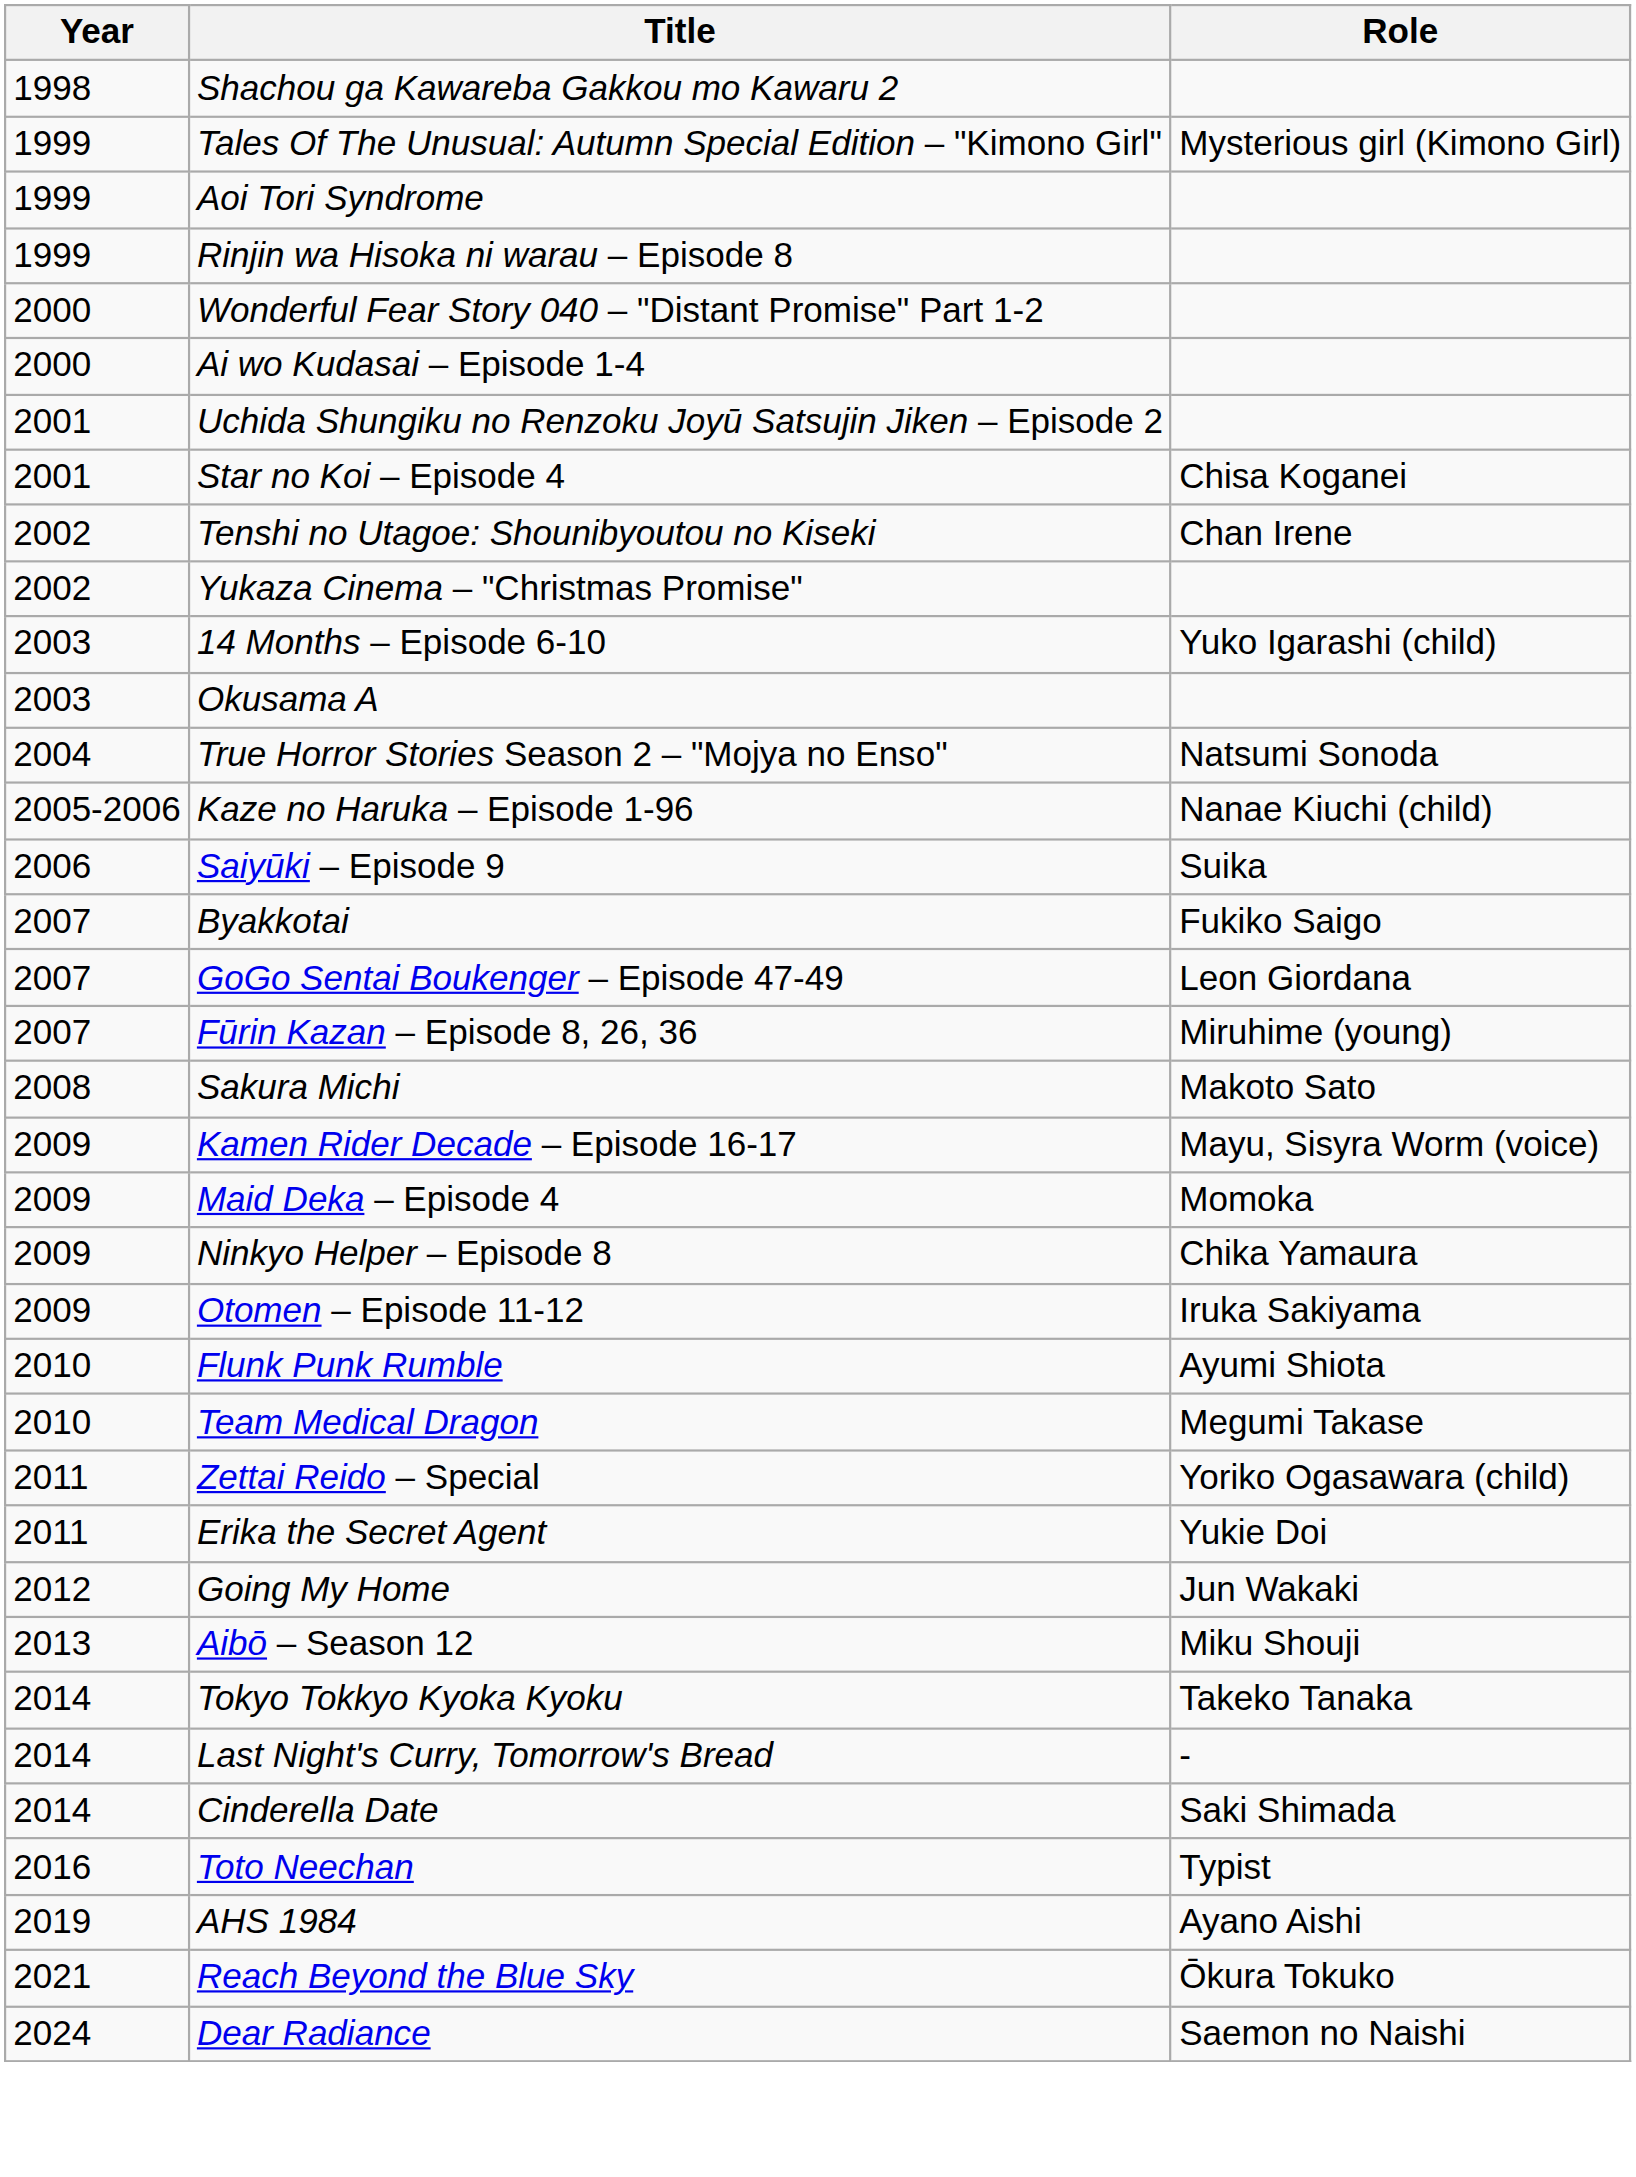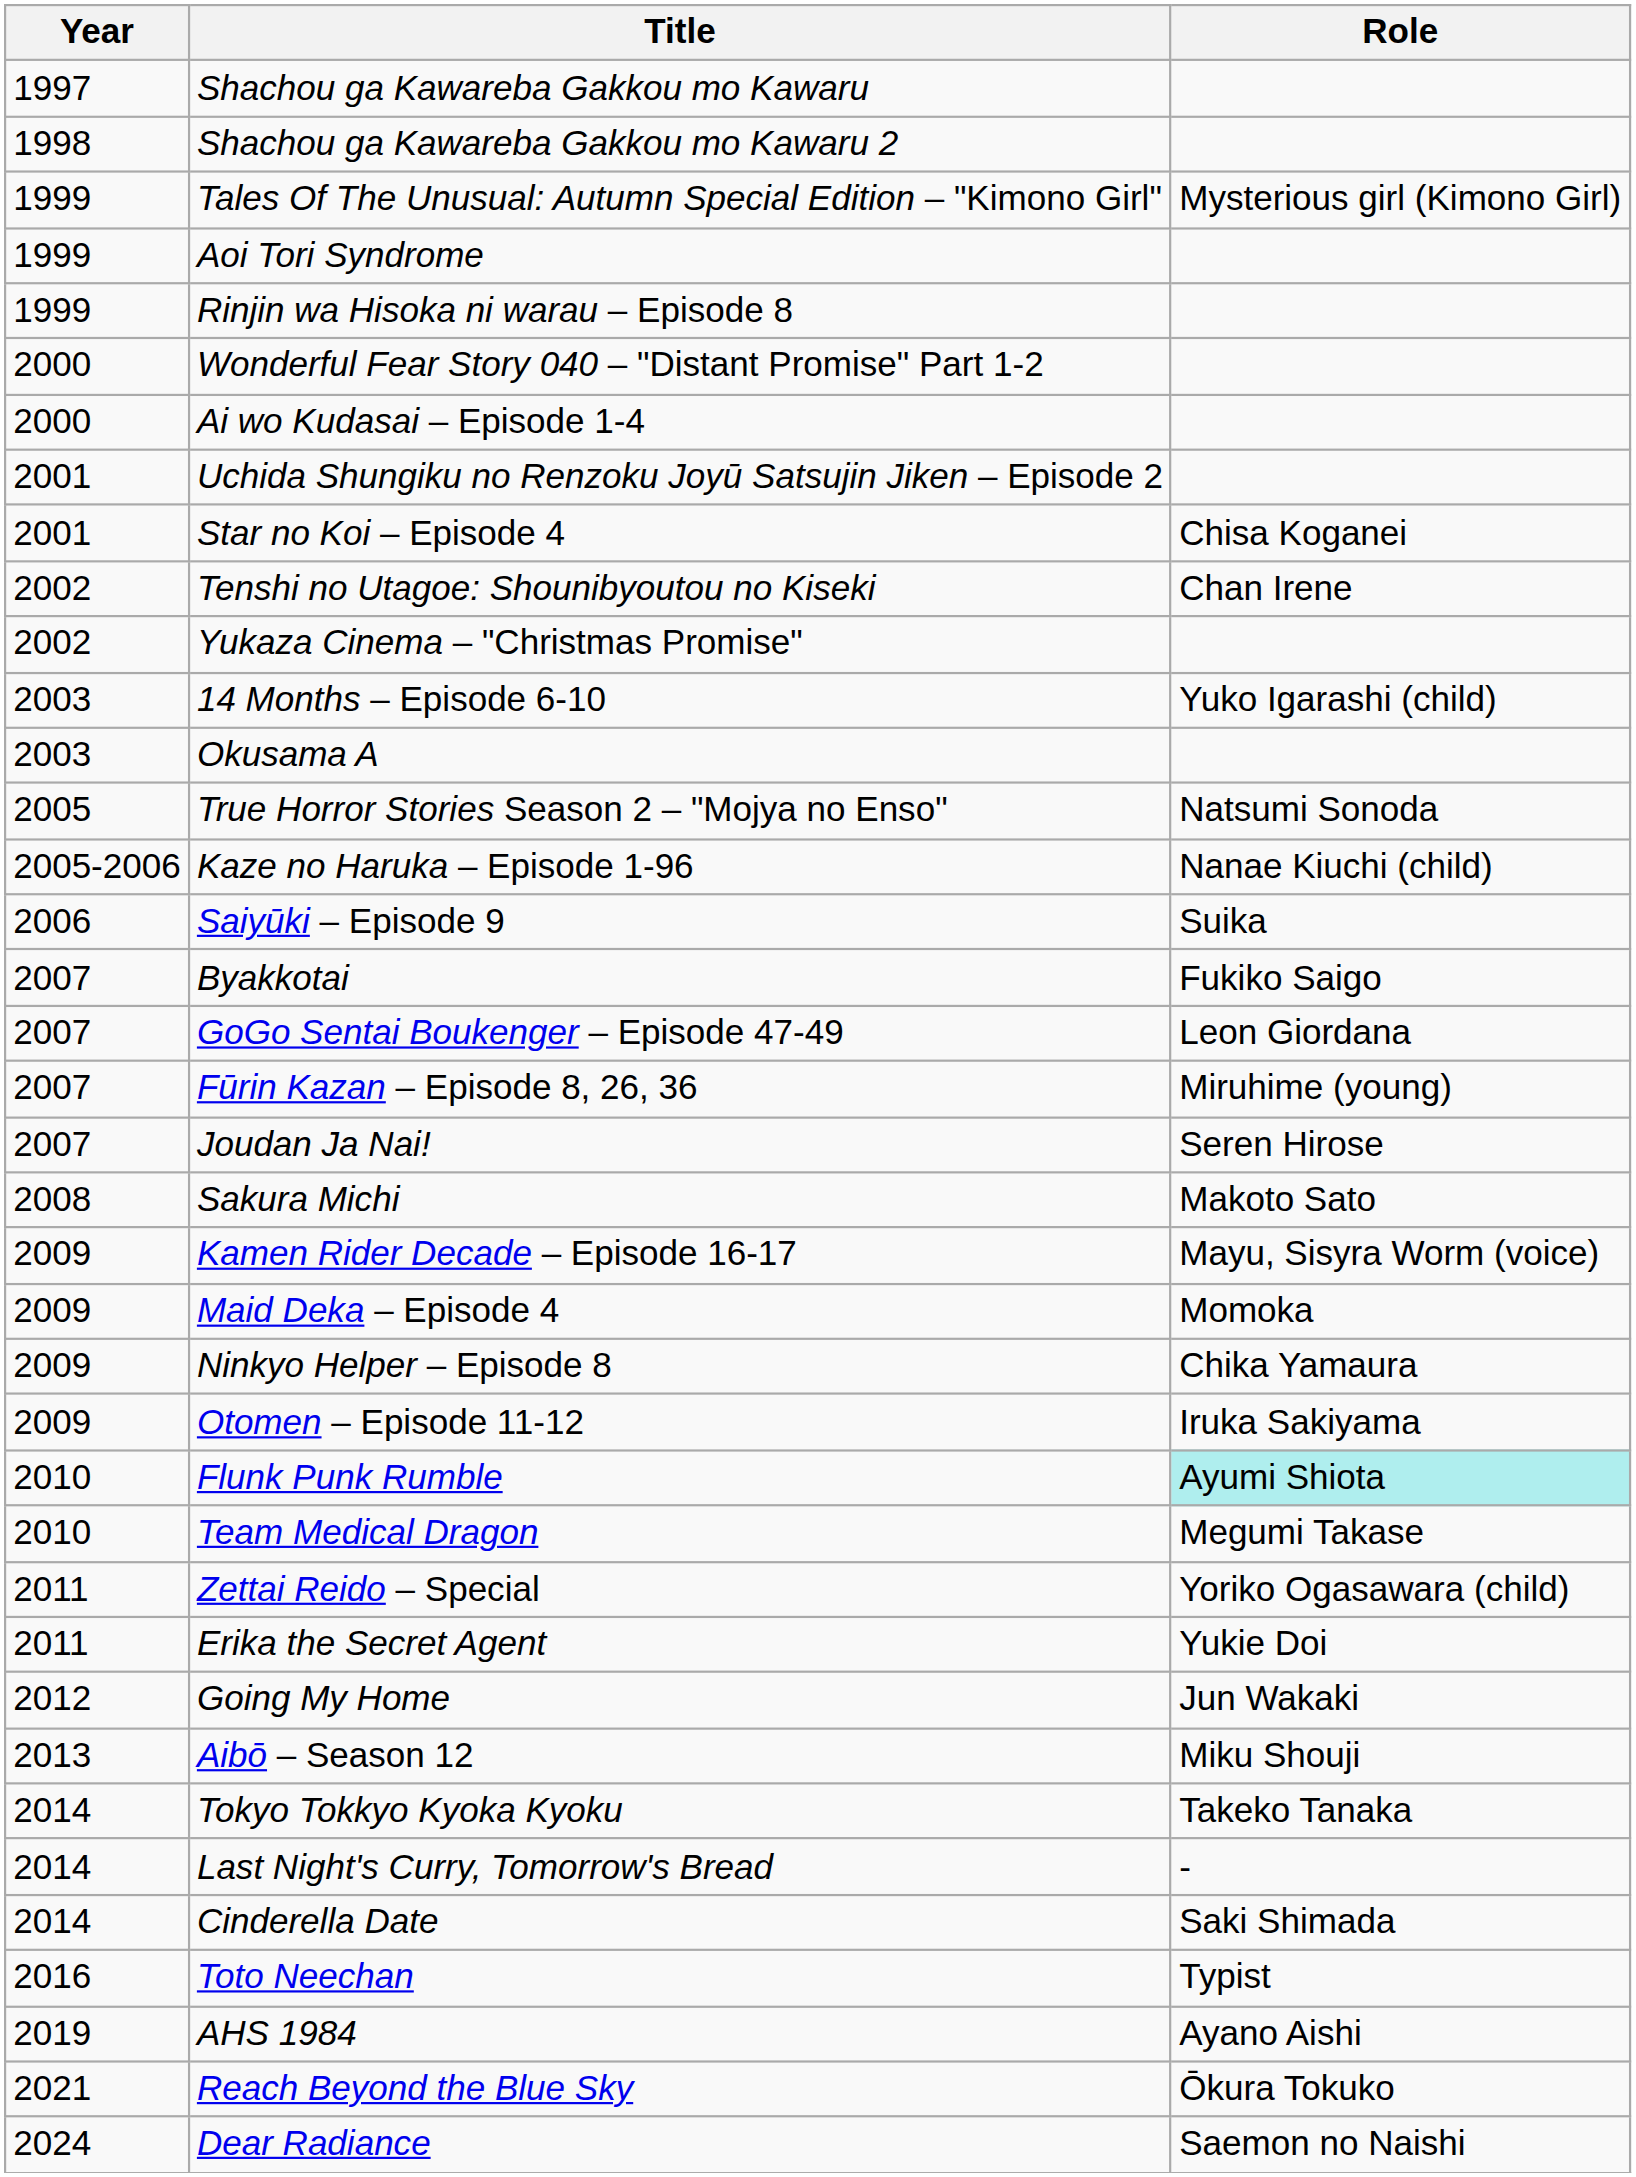+ row: (533, 87)
(52, 754) 2004 -> (52, 810) 2005
+ row: (314, 1143)
(1282, 1365) no background -> (1282, 1477) paleturquoise background
